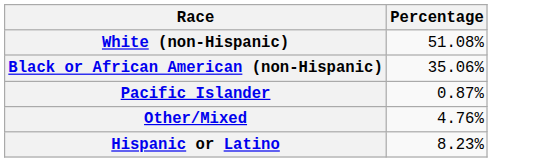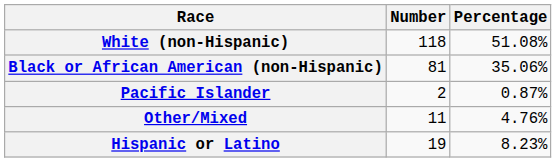+ column: (418, 17)
